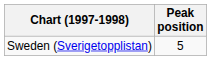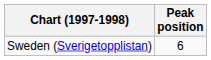(180, 45) 5 -> (180, 45) 6
